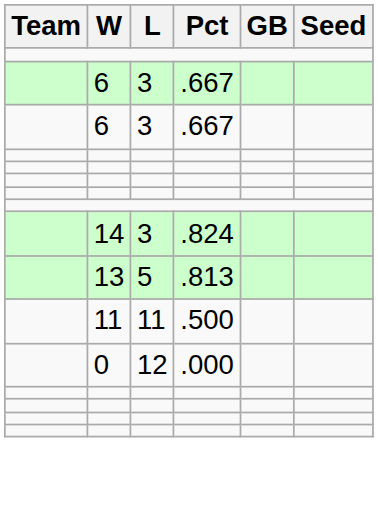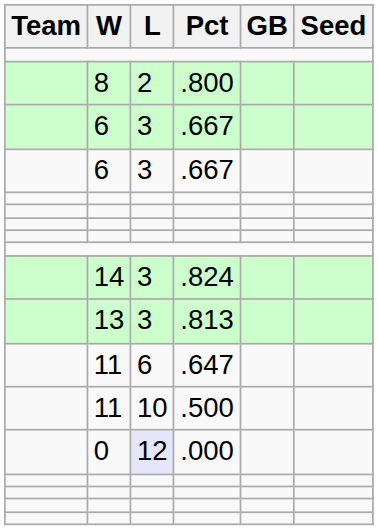+ row: (101, 82)
(145, 277) 5 -> (145, 320) 3
+ row: (108, 364)
(151, 320) 11 -> (152, 407) 10
(152, 364) no background -> (152, 451) lavender background
